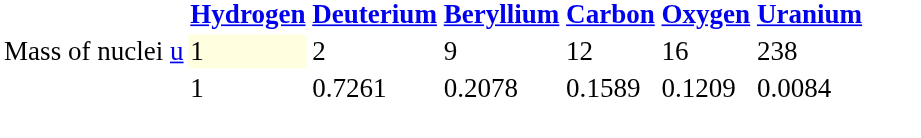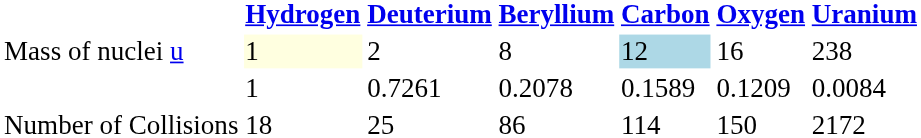(450, 51) 9 -> (505, 51) 8
(580, 51) no background -> (634, 51) lightblue background
+ row: (121, 125)
